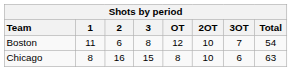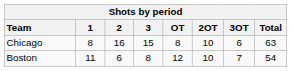rows swapped: (22, 43) <-> (24, 58)
